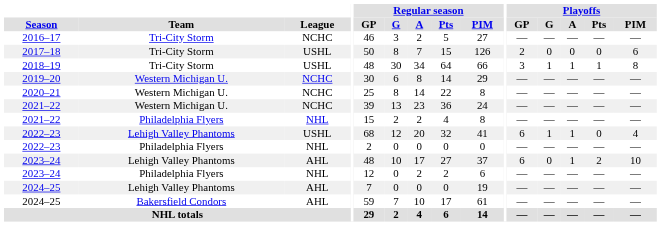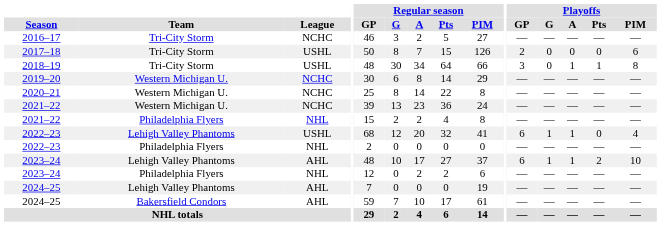(549, 65) 1 -> (549, 65) 0
(549, 160) 0 -> (549, 160) 1
